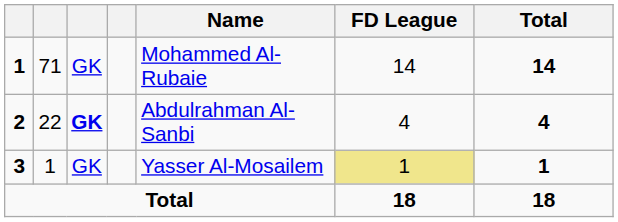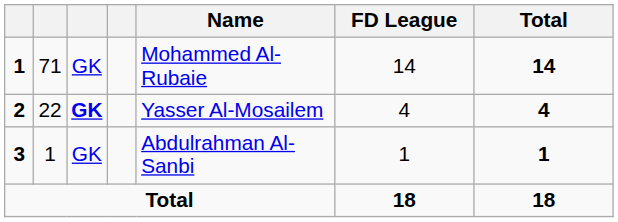(218, 122) Abdulrahman Al-Sanbi -> (232, 110) Yasser Al-Mosailem
(232, 166) Yasser Al-Mosailem -> (218, 155) Abdulrahman Al-Sanbi
(404, 166) khaki background -> (404, 155) no background
